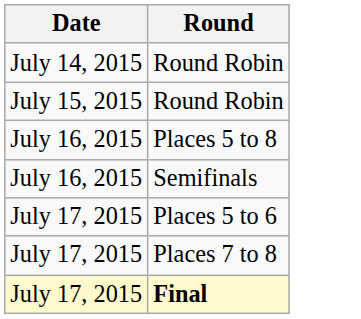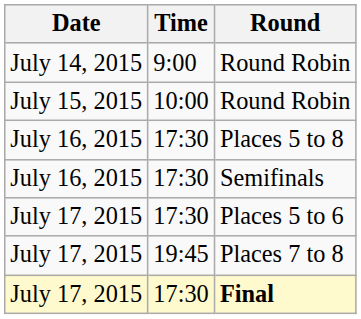+ column: (181, 23)
